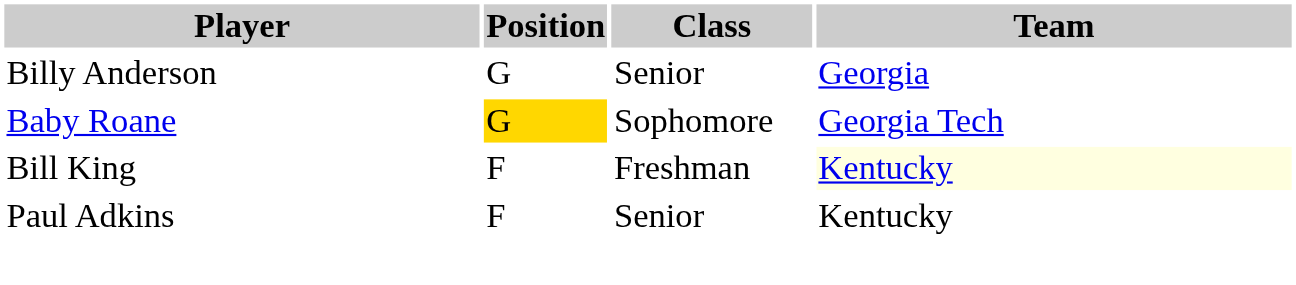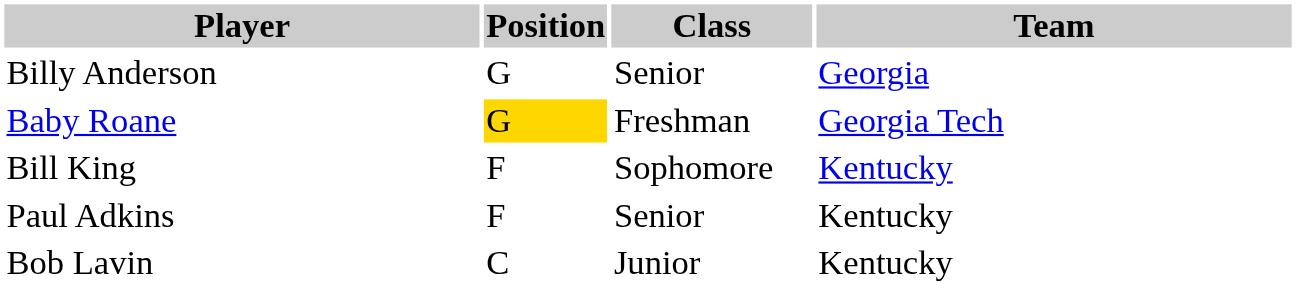(694, 120) Sophomore -> (682, 120) Freshman
(682, 167) Freshman -> (694, 167) Sophomore
(886, 167) lightyellow background -> (886, 167) no background
+ row: (80, 262)
